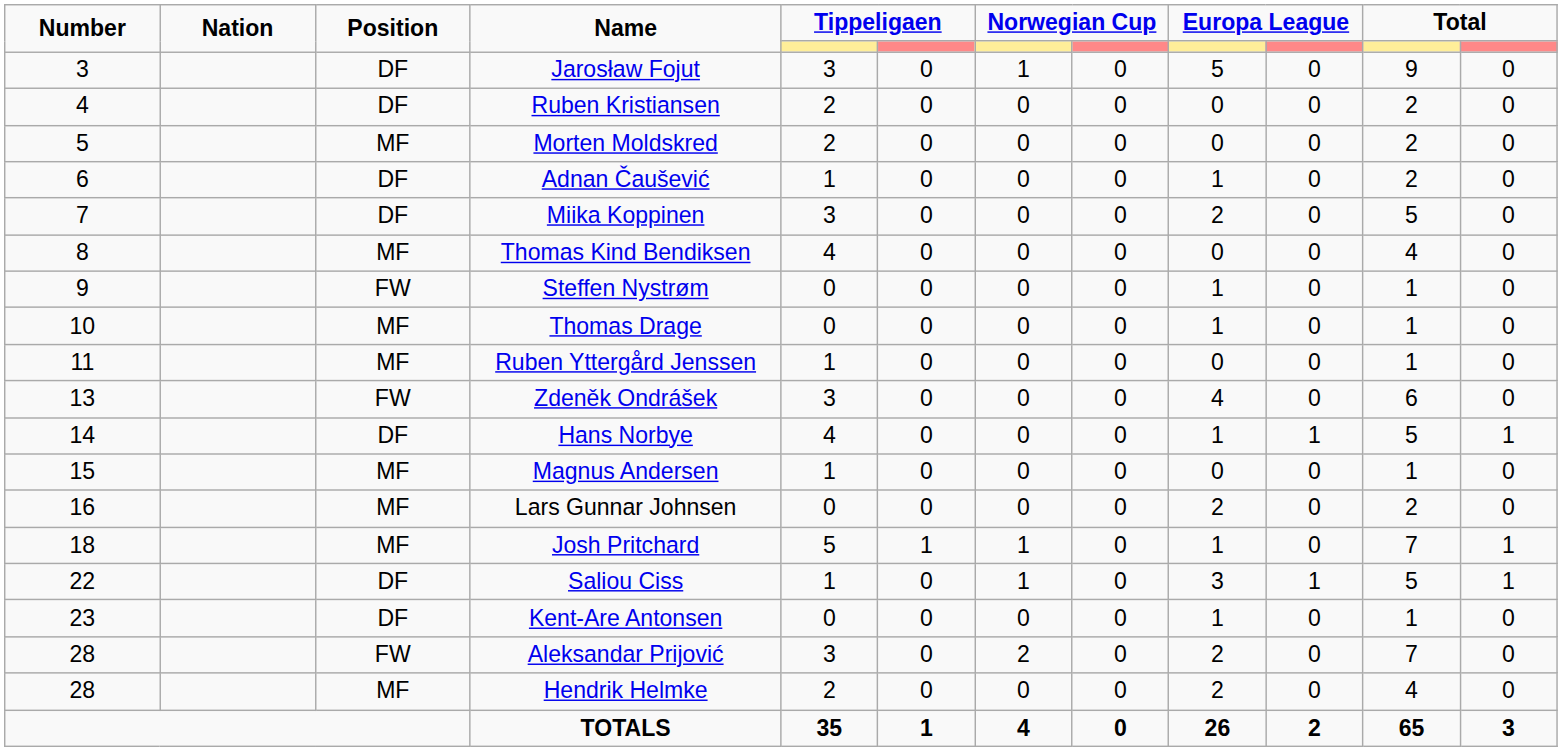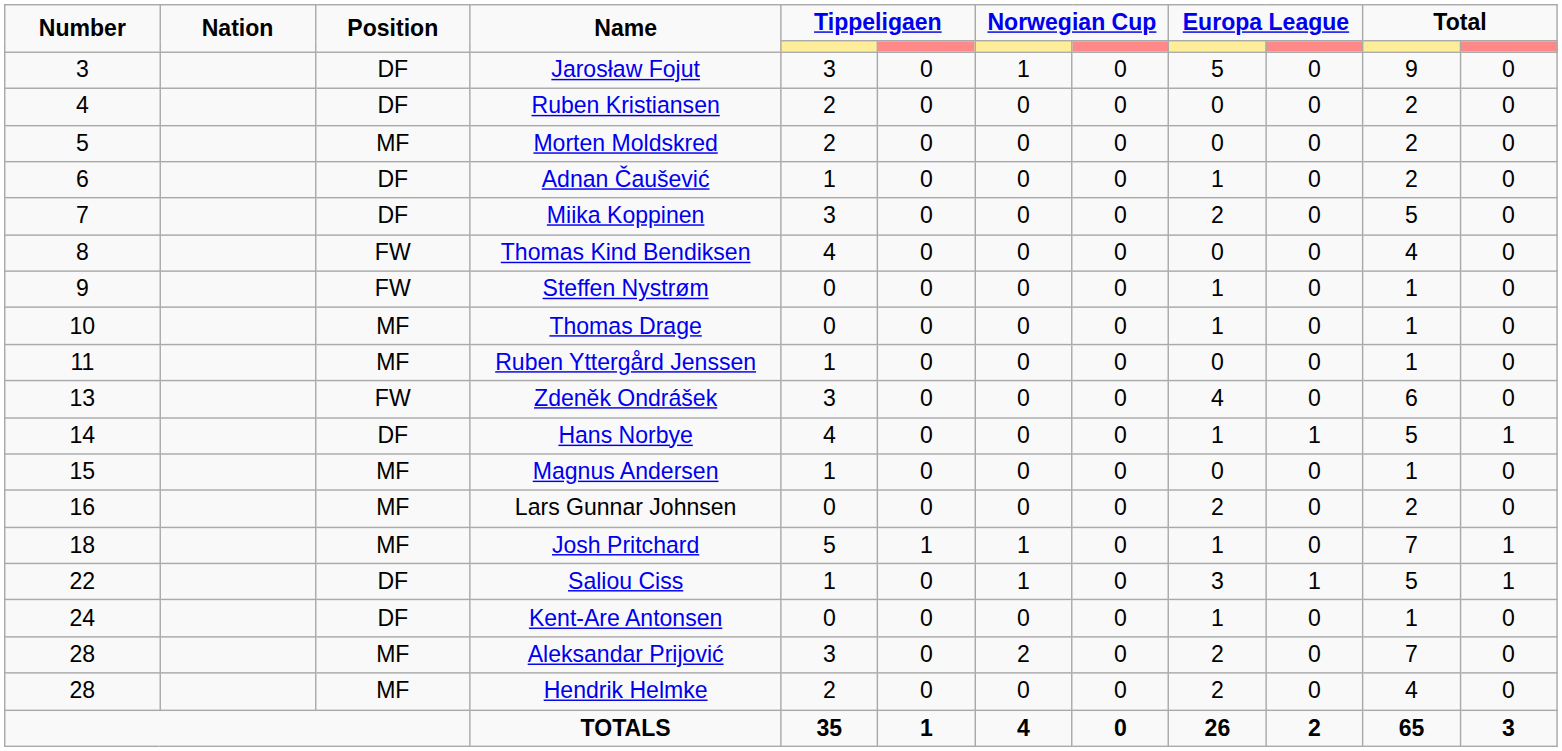(393, 252) MF -> (393, 252) FW
(82, 618) 23 -> (82, 618) 24
(393, 654) FW -> (393, 654) MF
